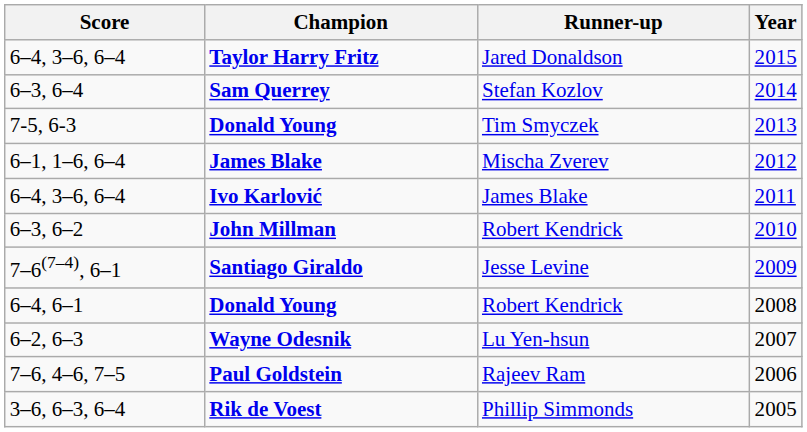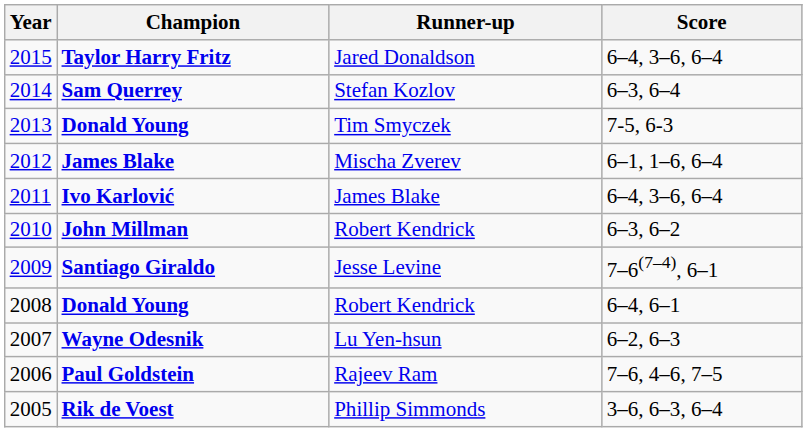columns swapped: (776, 22) <-> (105, 22)
